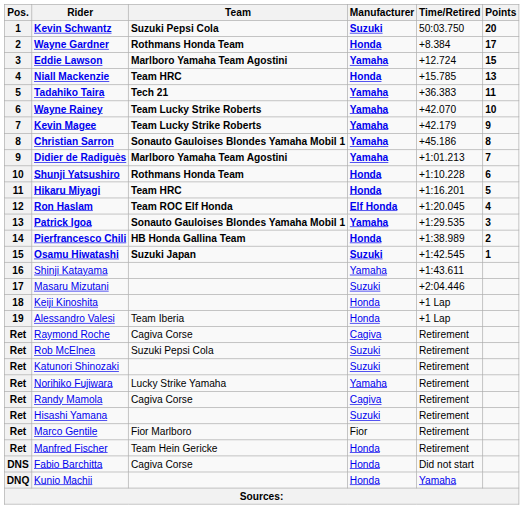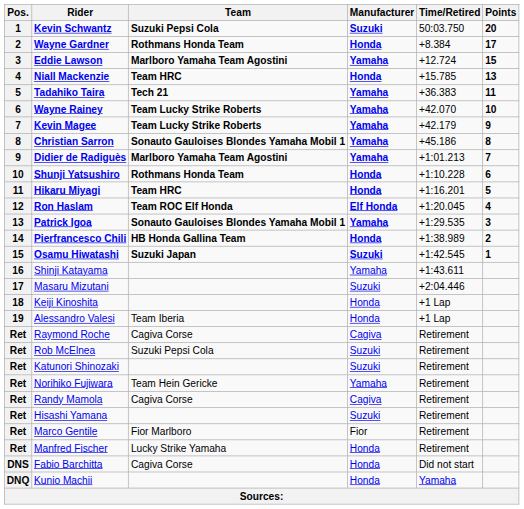(179, 383) Lucky Strike Yamaha -> (174, 383) Team Hein Gericke
(174, 448) Team Hein Gericke -> (179, 448) Lucky Strike Yamaha
